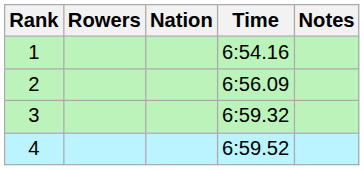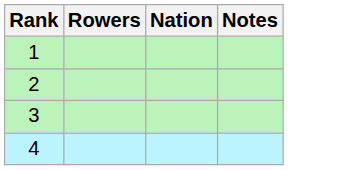- column: (256, 20)
